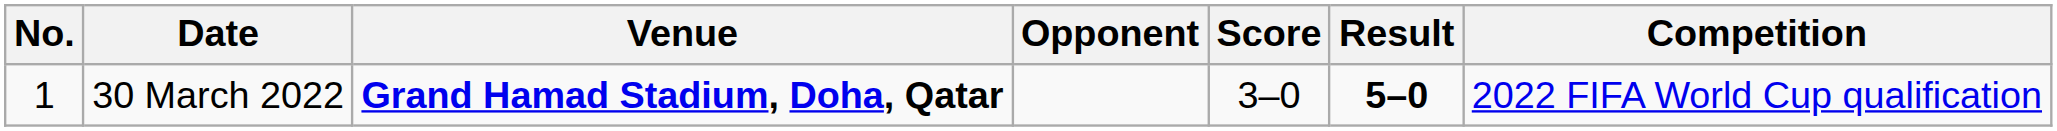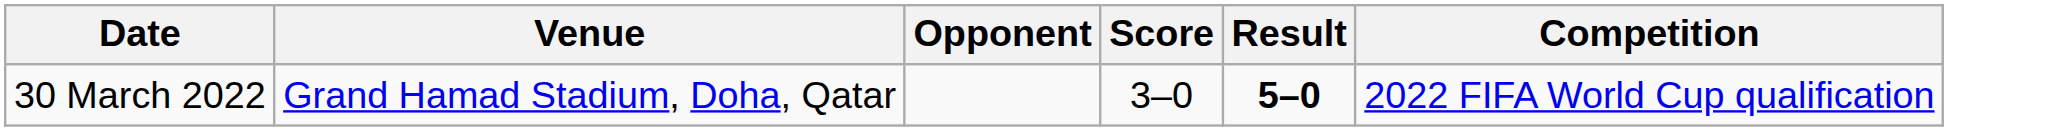- column: (44, 34)
(682, 94) bold -> (590, 94) normal
